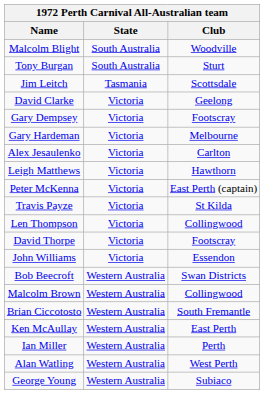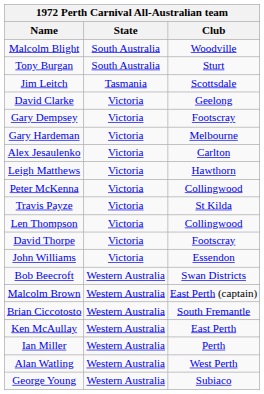(214, 188) East Perth (captain) -> (214, 188) Collingwood
(214, 293) Collingwood -> (214, 293) East Perth (captain)
